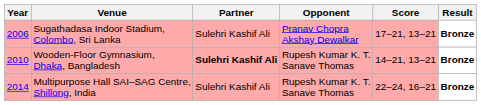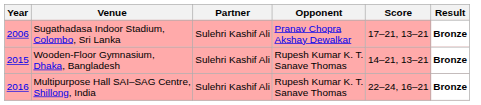(18, 61) 2010 -> (18, 61) 2015
(236, 61) bold -> (233, 61) normal
(18, 87) 2014 -> (18, 87) 2016
